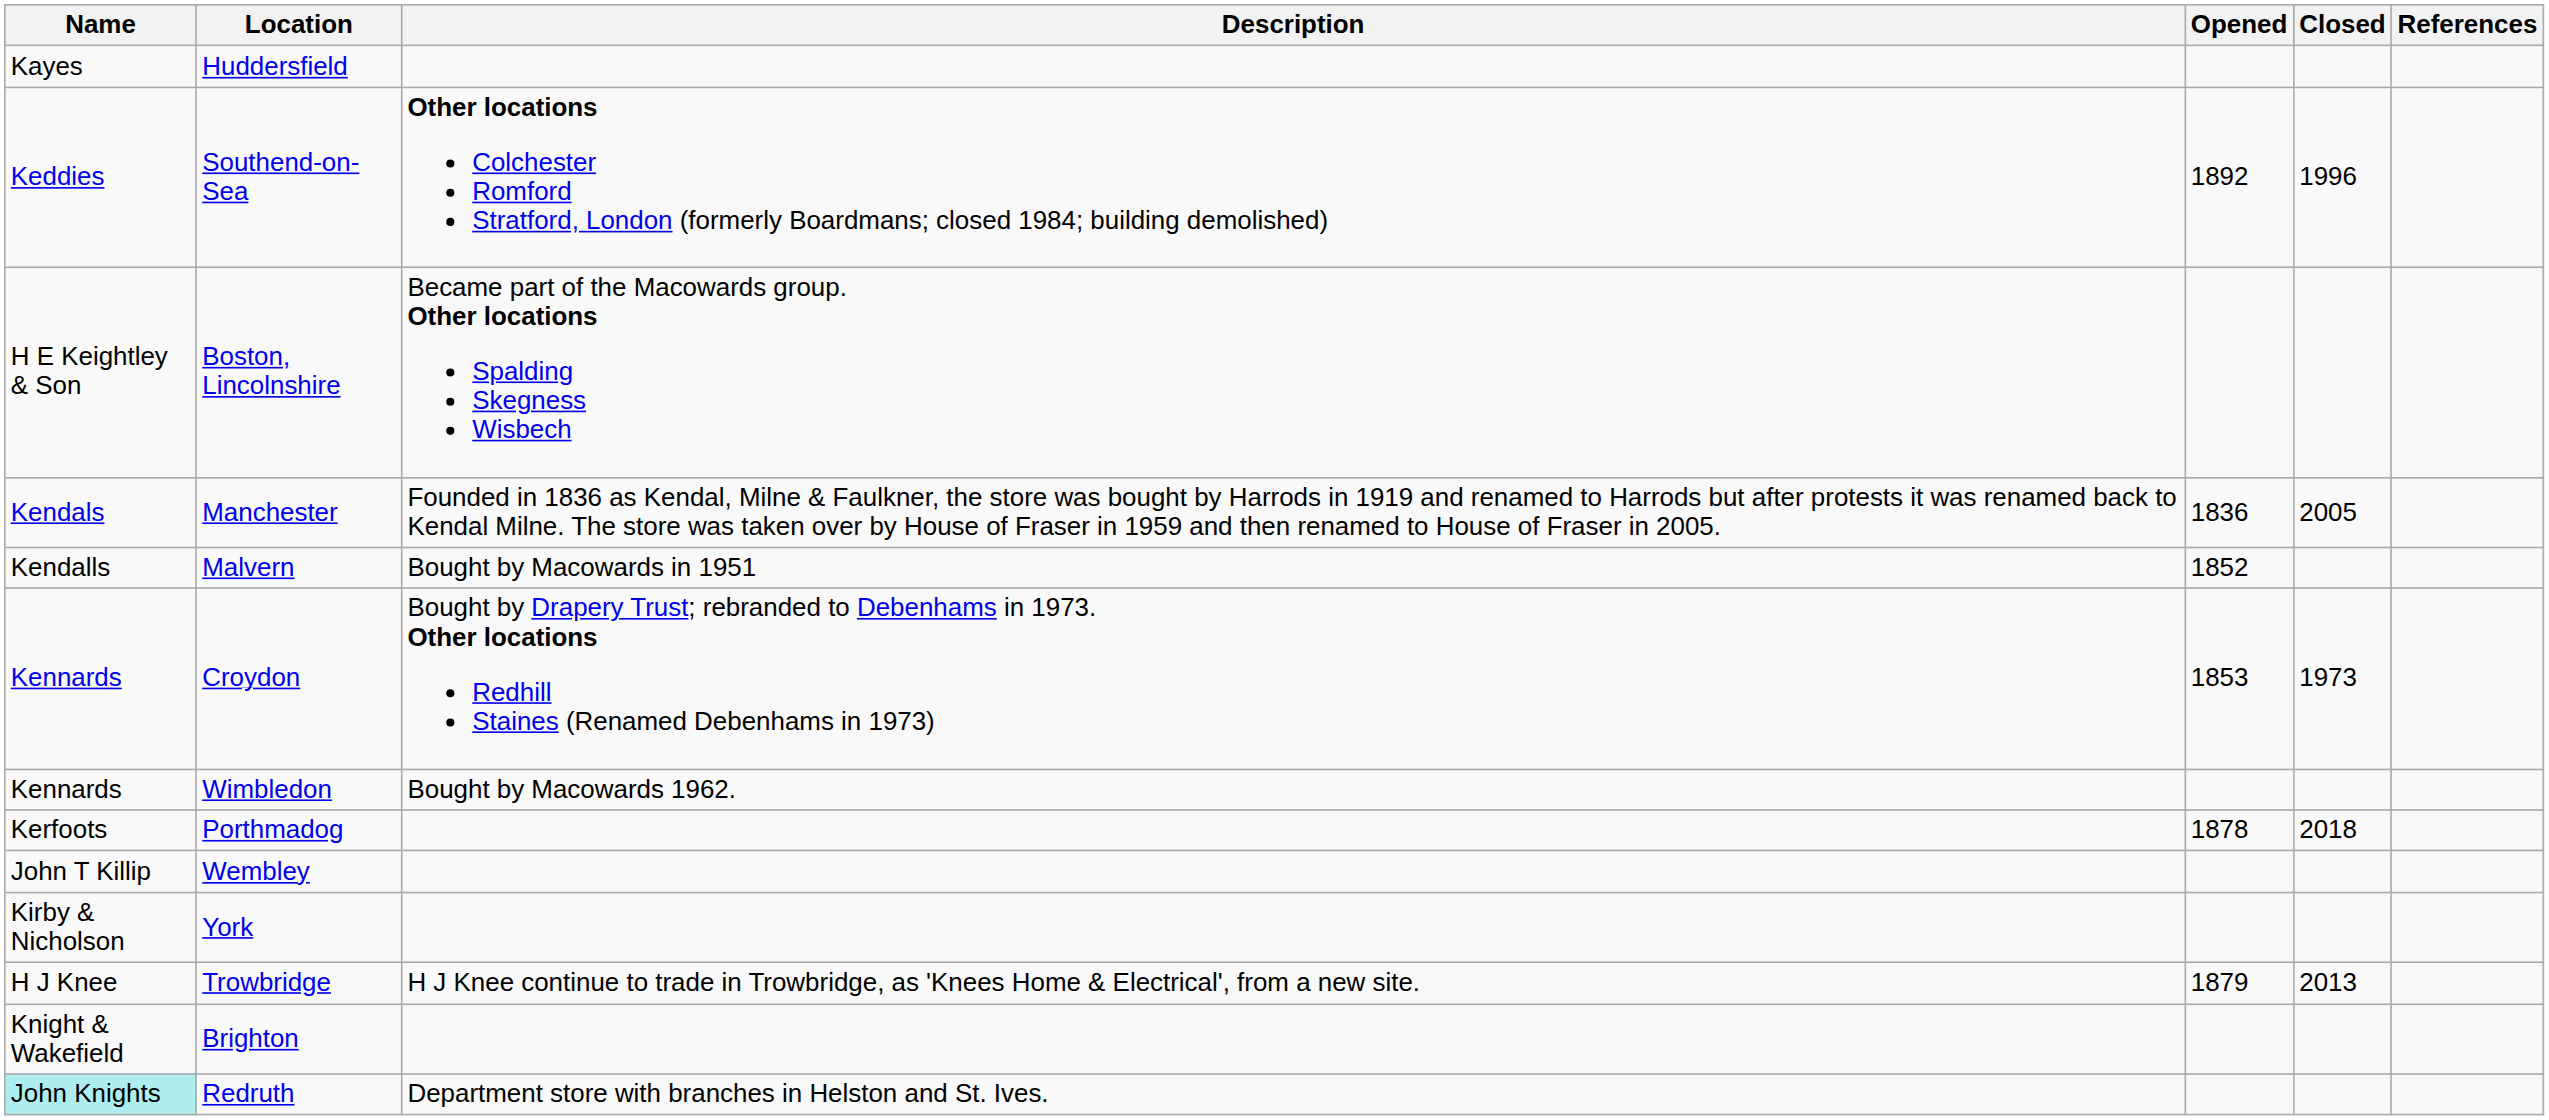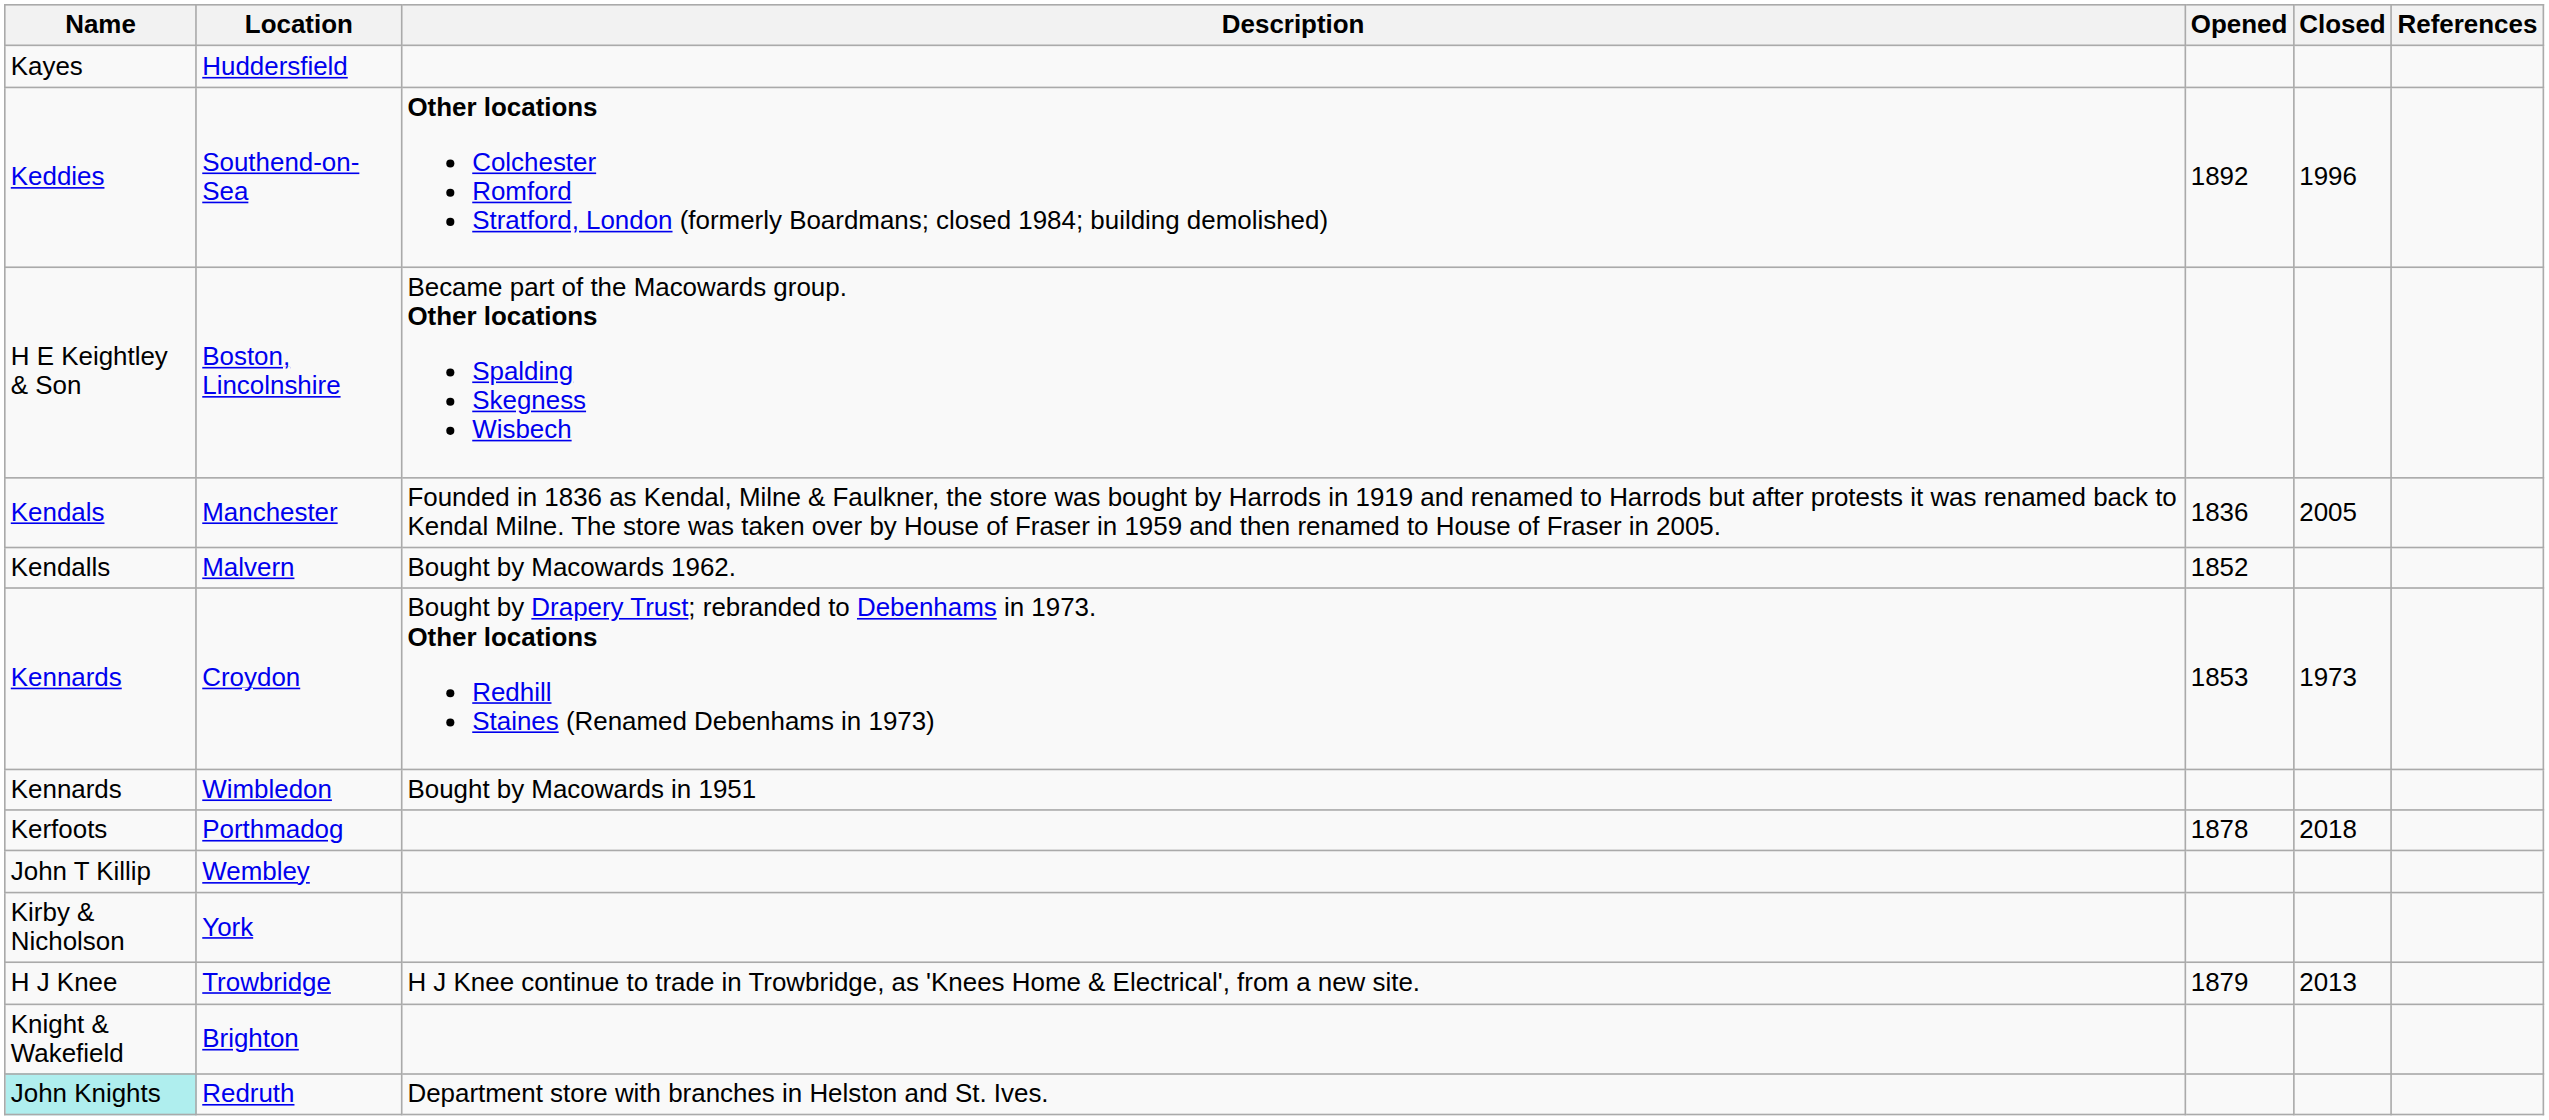(582, 567) Bought by Macowards in 1951 -> (572, 567) Bought by Macowards 1962.
(572, 789) Bought by Macowards 1962. -> (582, 789) Bought by Macowards in 1951
